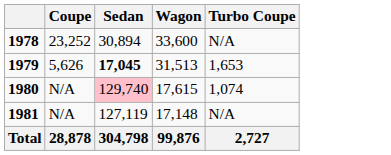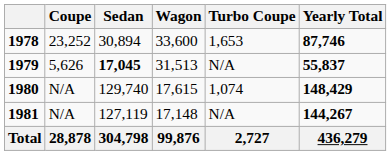+ column: (343, 16)
(222, 41) N/A -> (226, 41) 1,653
(226, 65) 1,653 -> (222, 65) N/A
(123, 89) pink background -> (123, 89) no background
